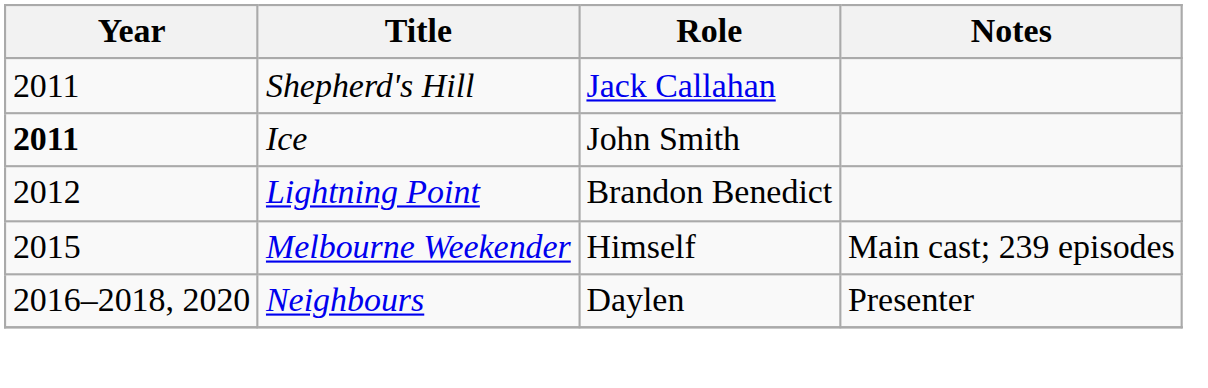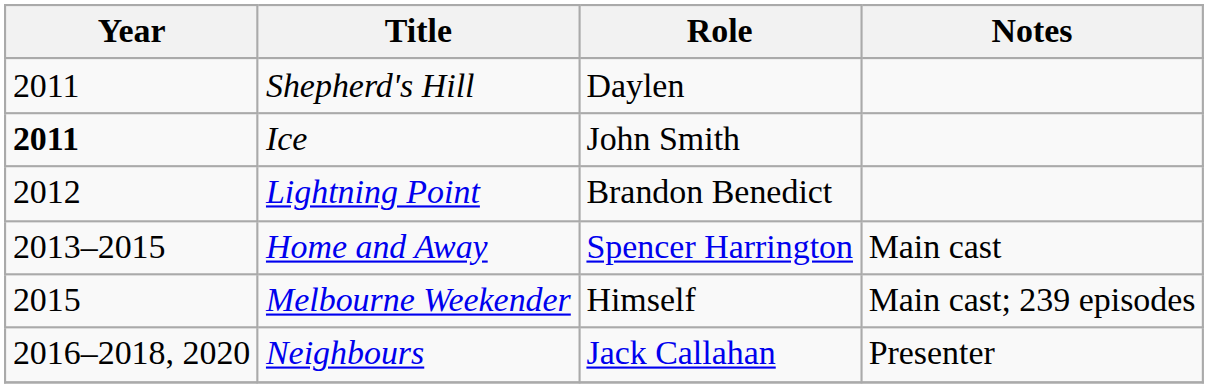(681, 85) Jack Callahan -> (635, 85) Daylen
+ row: (377, 246)
(635, 300) Daylen -> (681, 354) Jack Callahan
